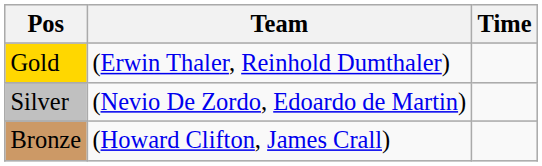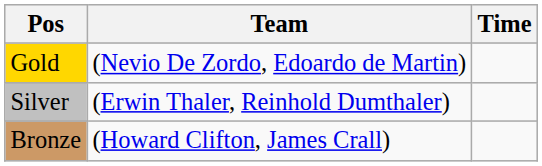(271, 62) (Erwin Thaler, Reinhold Dumthaler) -> (279, 62) (Nevio De Zordo, Edoardo de Martin)
(279, 101) (Nevio De Zordo, Edoardo de Martin) -> (271, 101) (Erwin Thaler, Reinhold Dumthaler)
